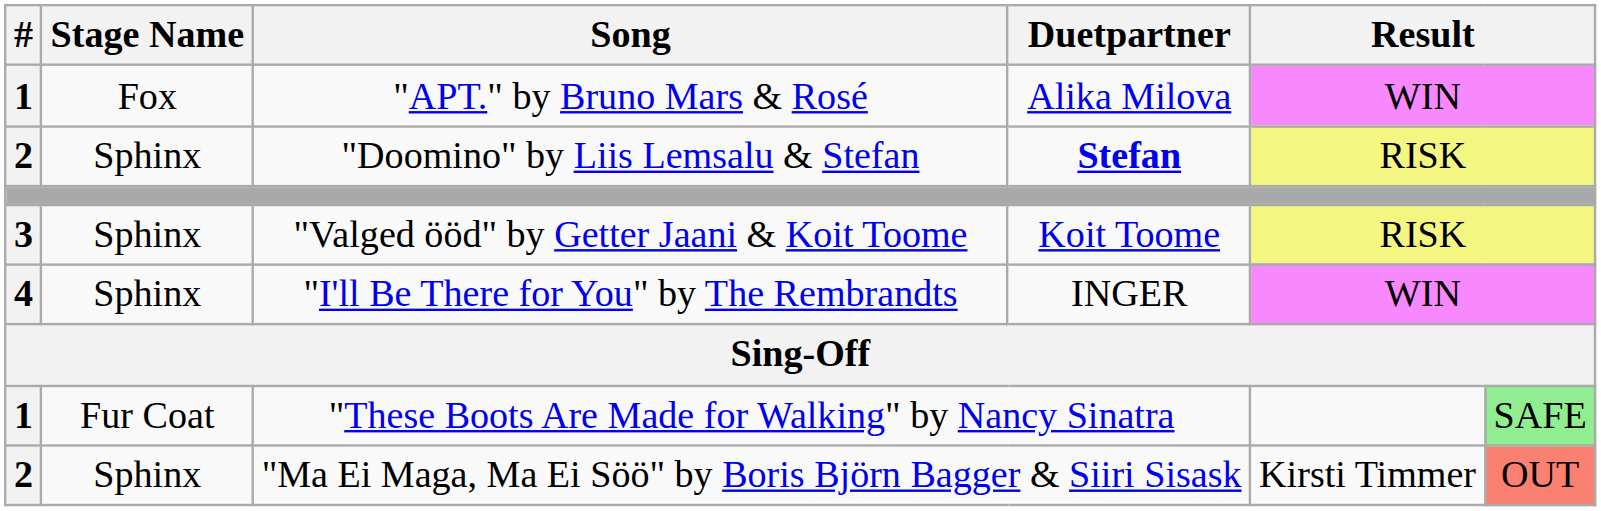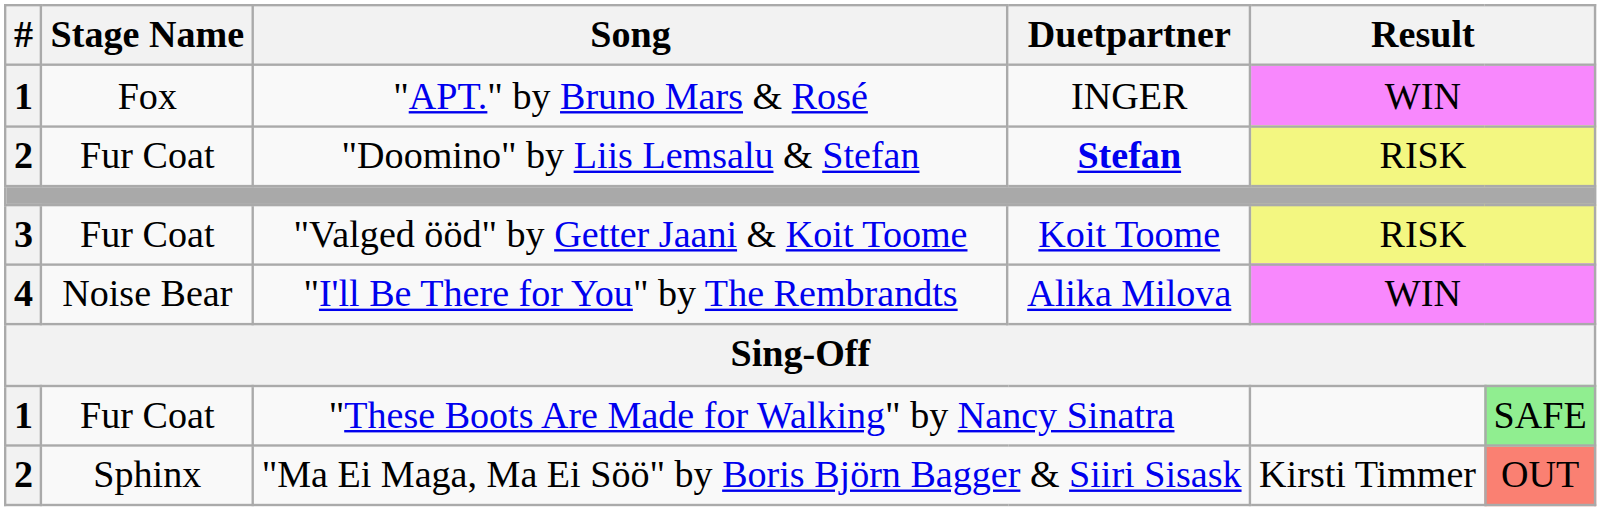(1129, 95) Alika Milova -> (1129, 95) INGER
(147, 155) Sphinx -> (147, 155) Fur Coat
(147, 233) Sphinx -> (147, 233) Fur Coat
(147, 293) Sphinx -> (147, 293) Noise Bear
(1129, 293) INGER -> (1129, 293) Alika Milova
